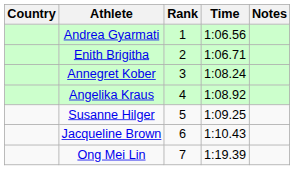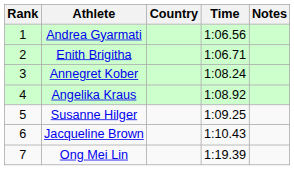columns swapped: (183, 14) <-> (32, 14)
